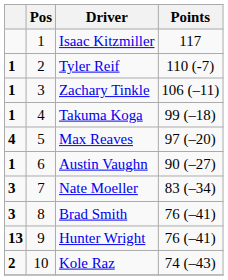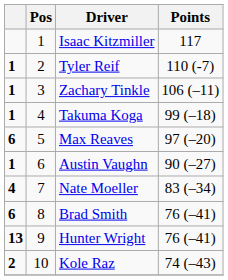(12, 139) 4 -> (12, 139) 6
(12, 188) 3 -> (12, 188) 4
(12, 213) 3 -> (12, 213) 6
